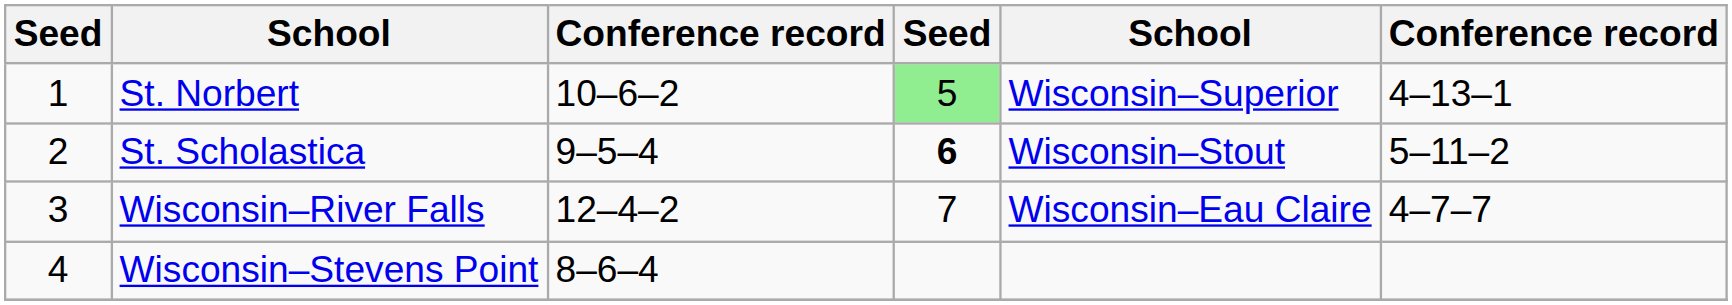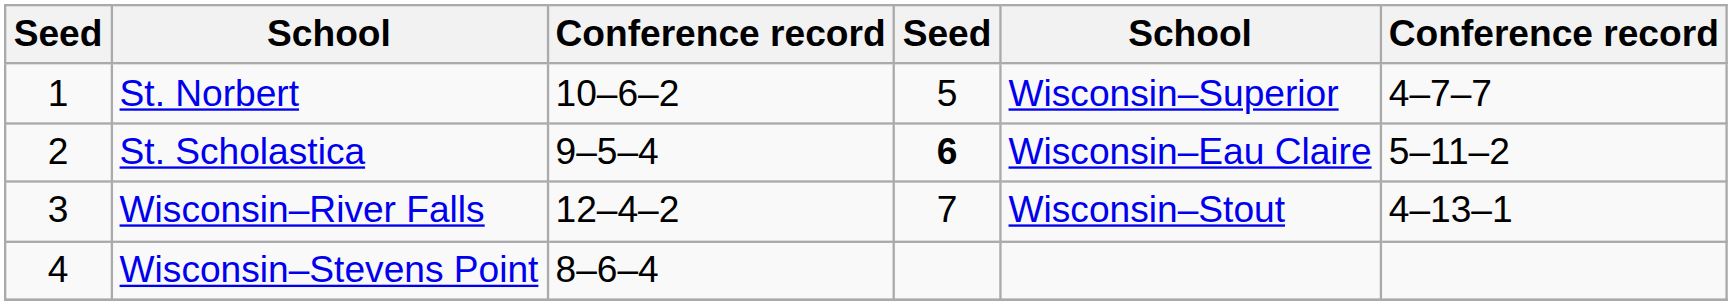(947, 92) lightgreen background -> (947, 92) no background
(1451, 92) 4–13–1 -> (1440, 92) 4–7–7
(1147, 151) Wisconsin–Stout -> (1190, 151) Wisconsin–Eau Claire
(1190, 210) Wisconsin–Eau Claire -> (1147, 210) Wisconsin–Stout
(1440, 210) 4–7–7 -> (1451, 210) 4–13–1
